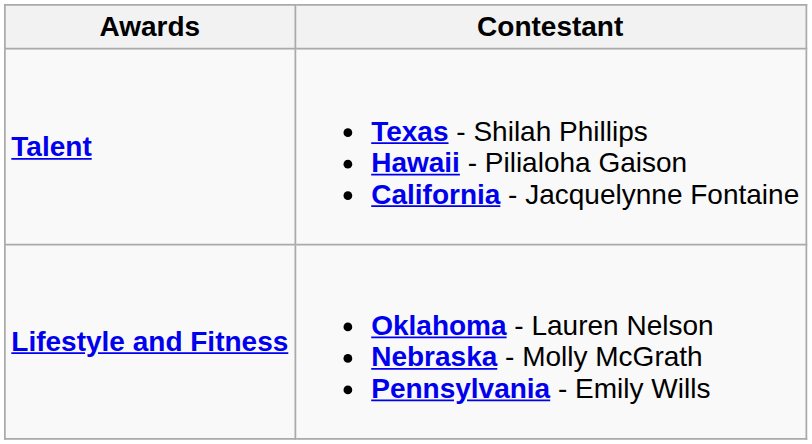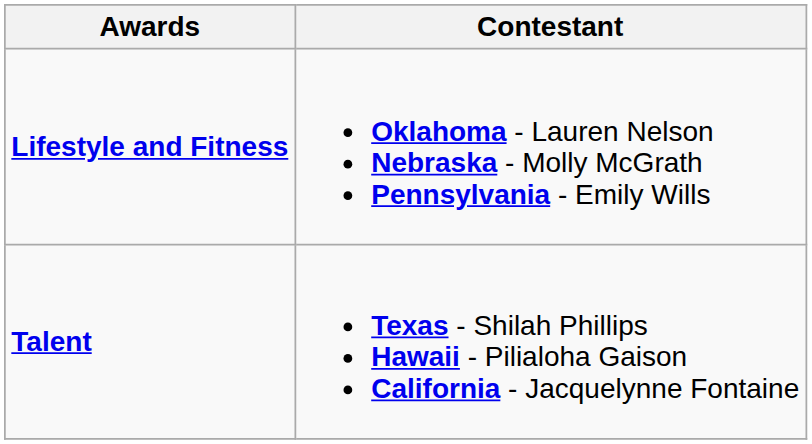rows swapped: (150, 341) <-> (52, 146)
